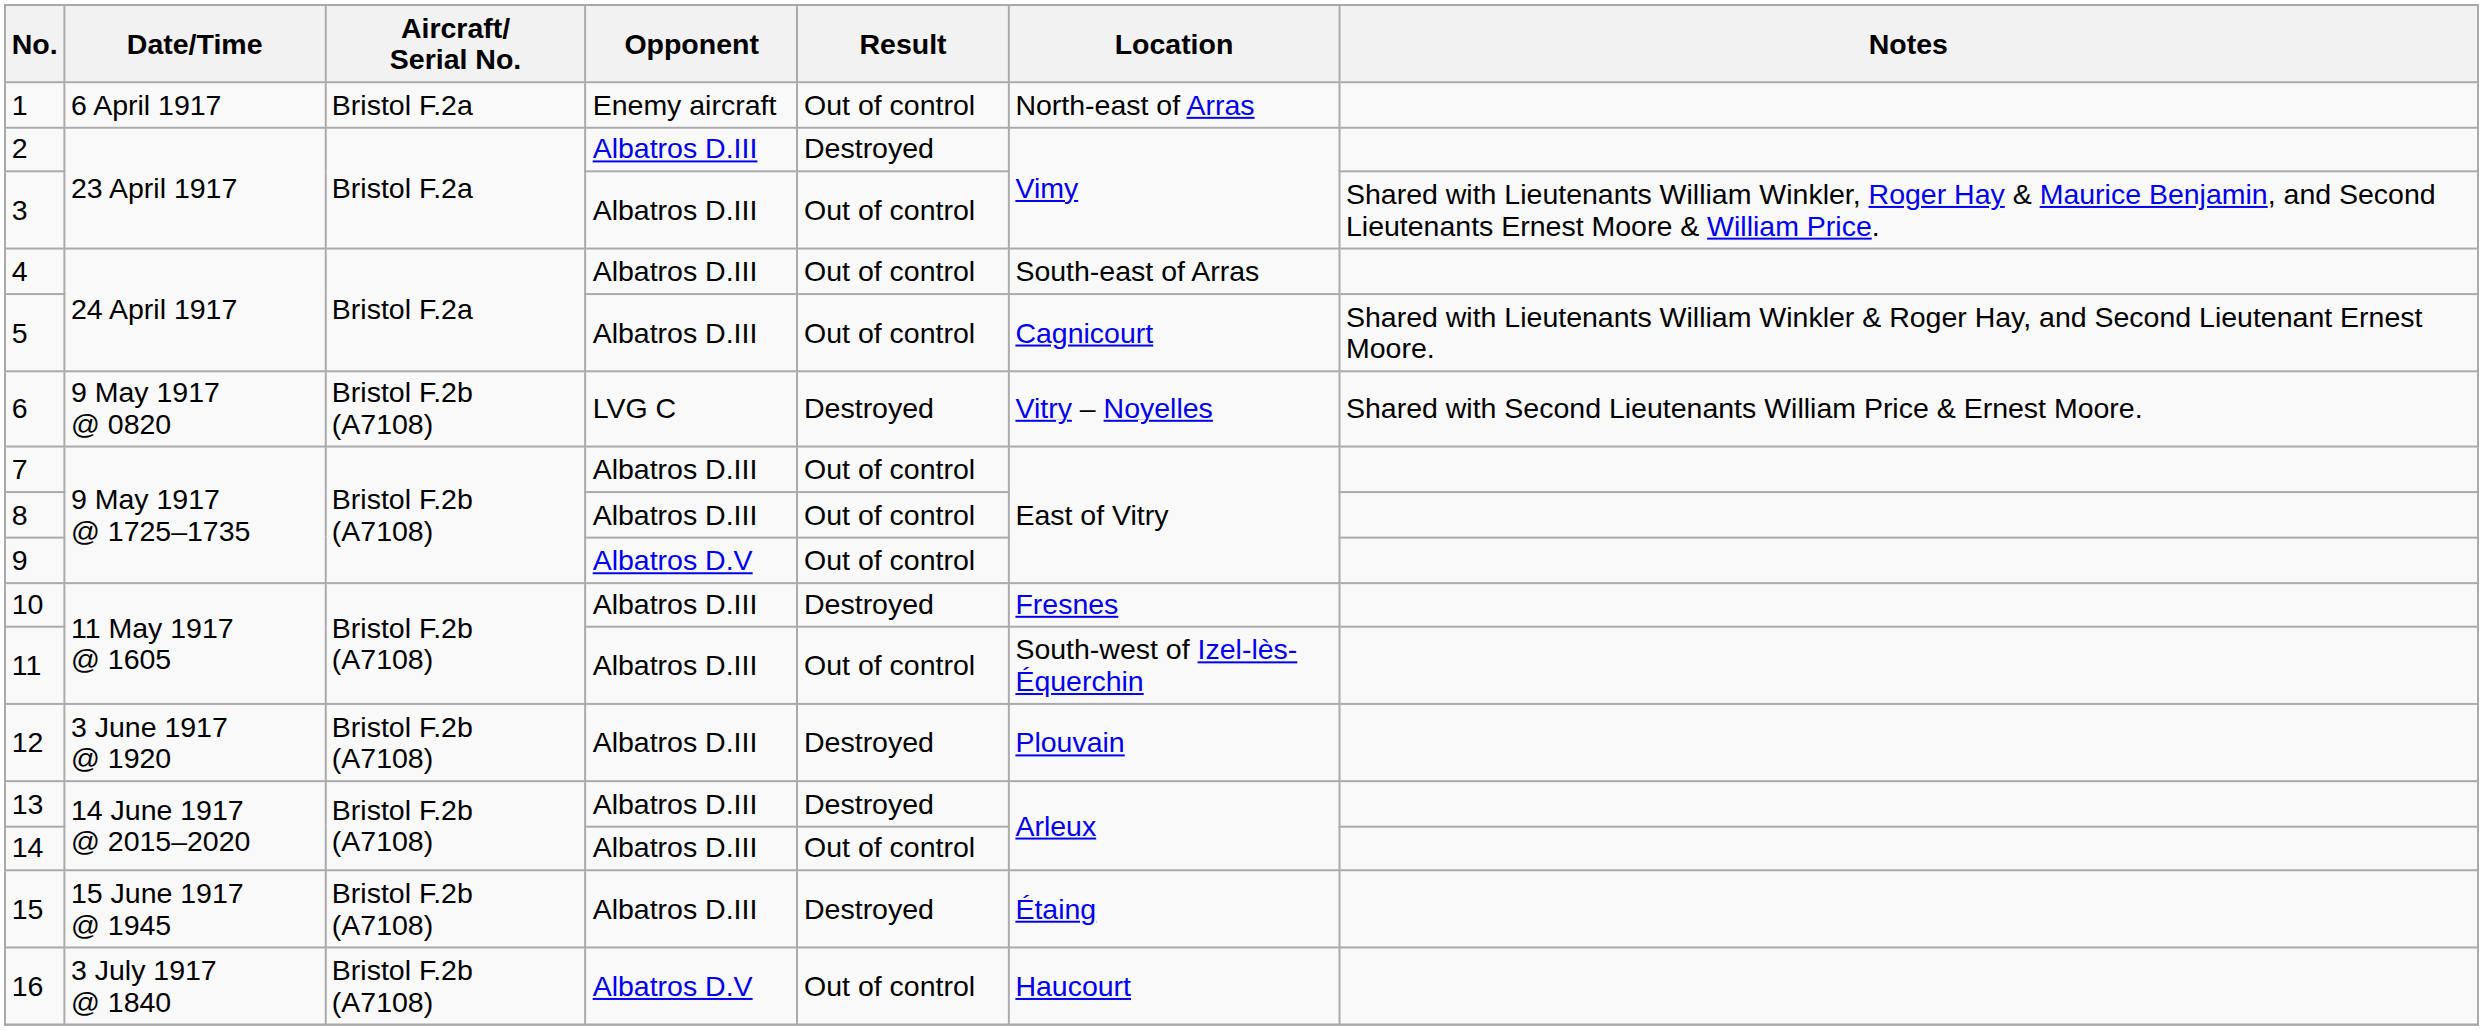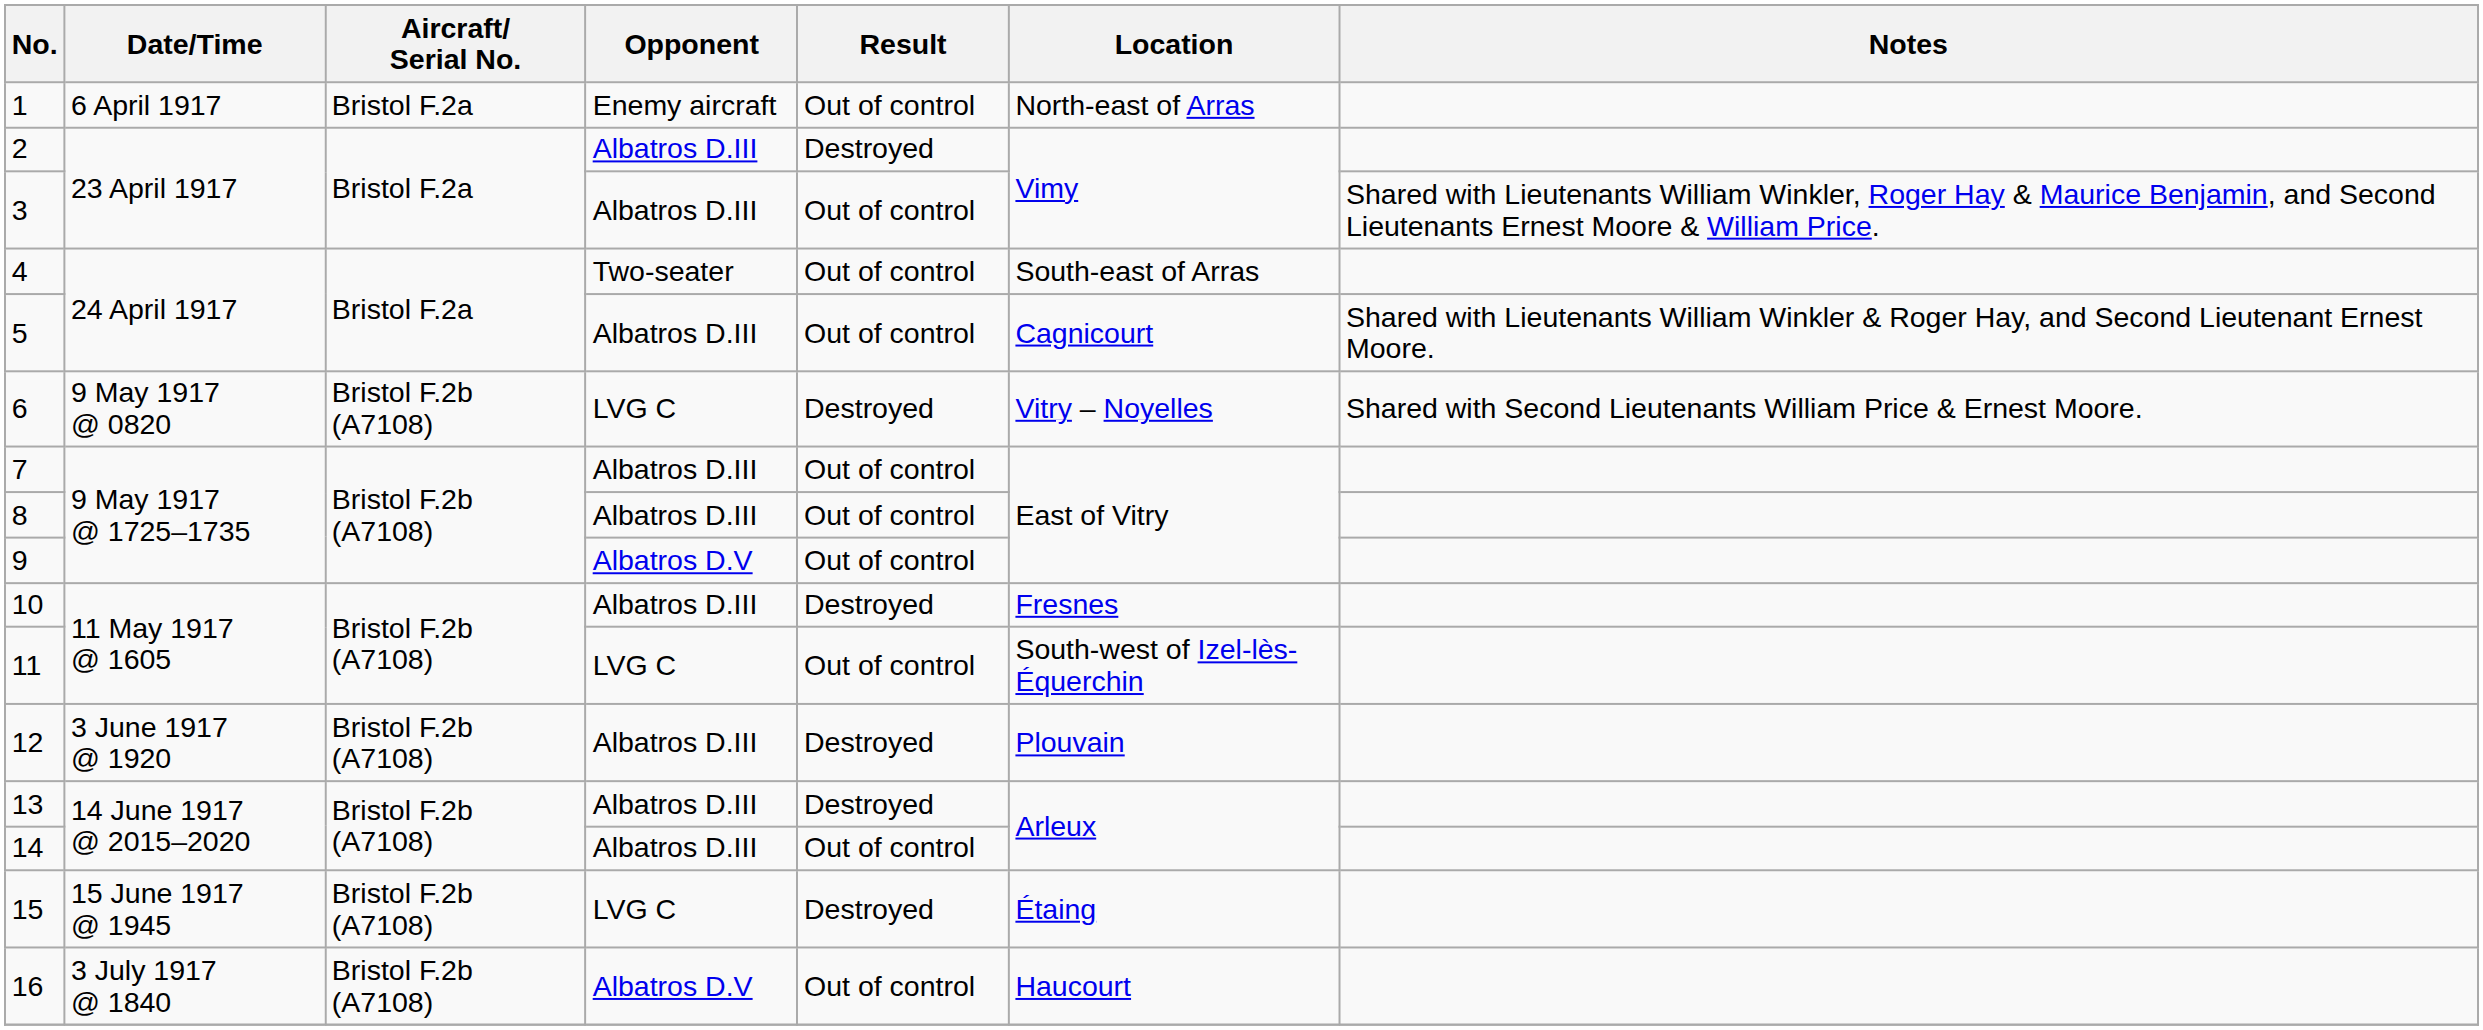(675, 271) Albatros D.III -> (663, 271) Two-seater
(675, 666) Albatros D.III -> (634, 666) LVG C
(675, 909) Albatros D.III -> (634, 909) LVG C
